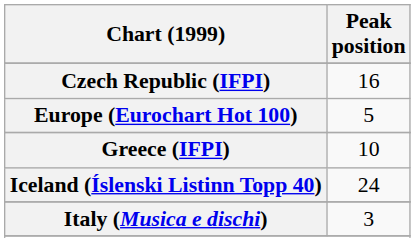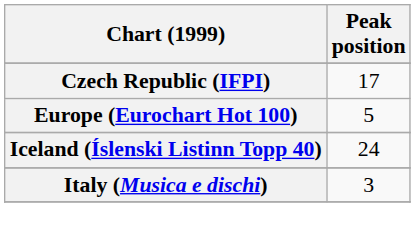(369, 80) 16 -> (369, 80) 17
- row: (166, 149)
